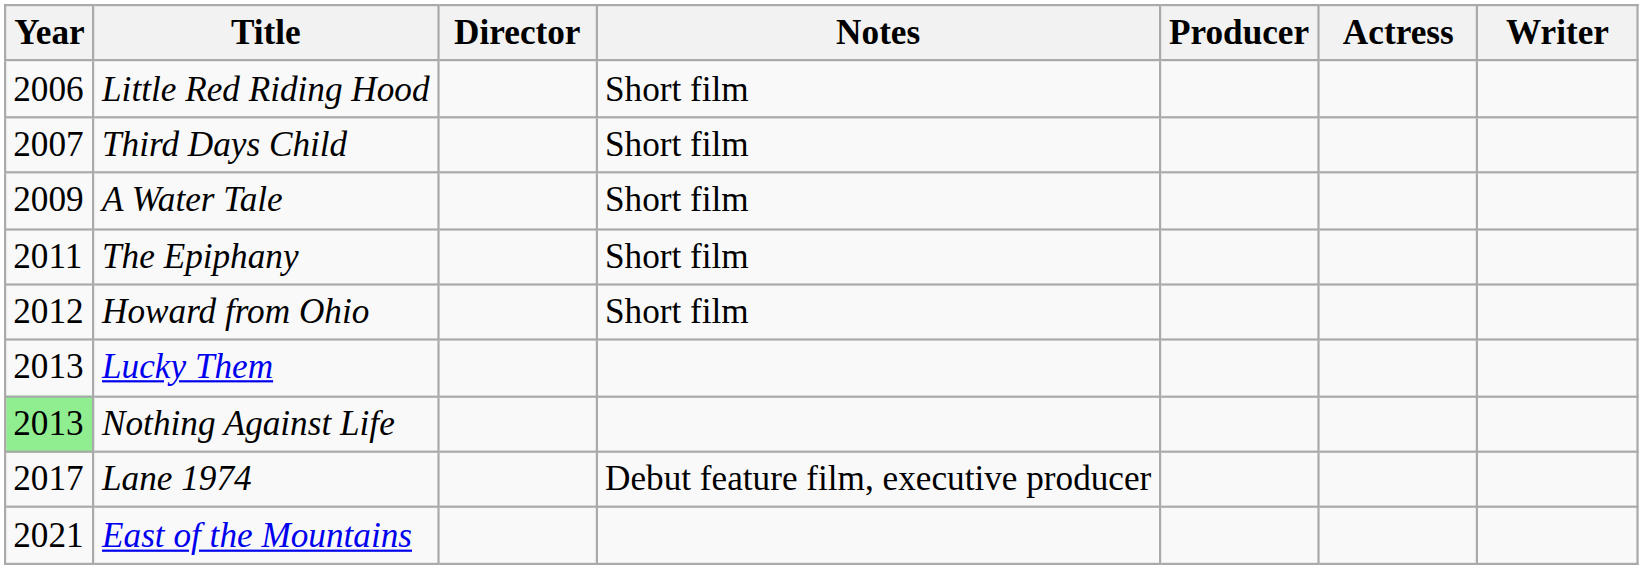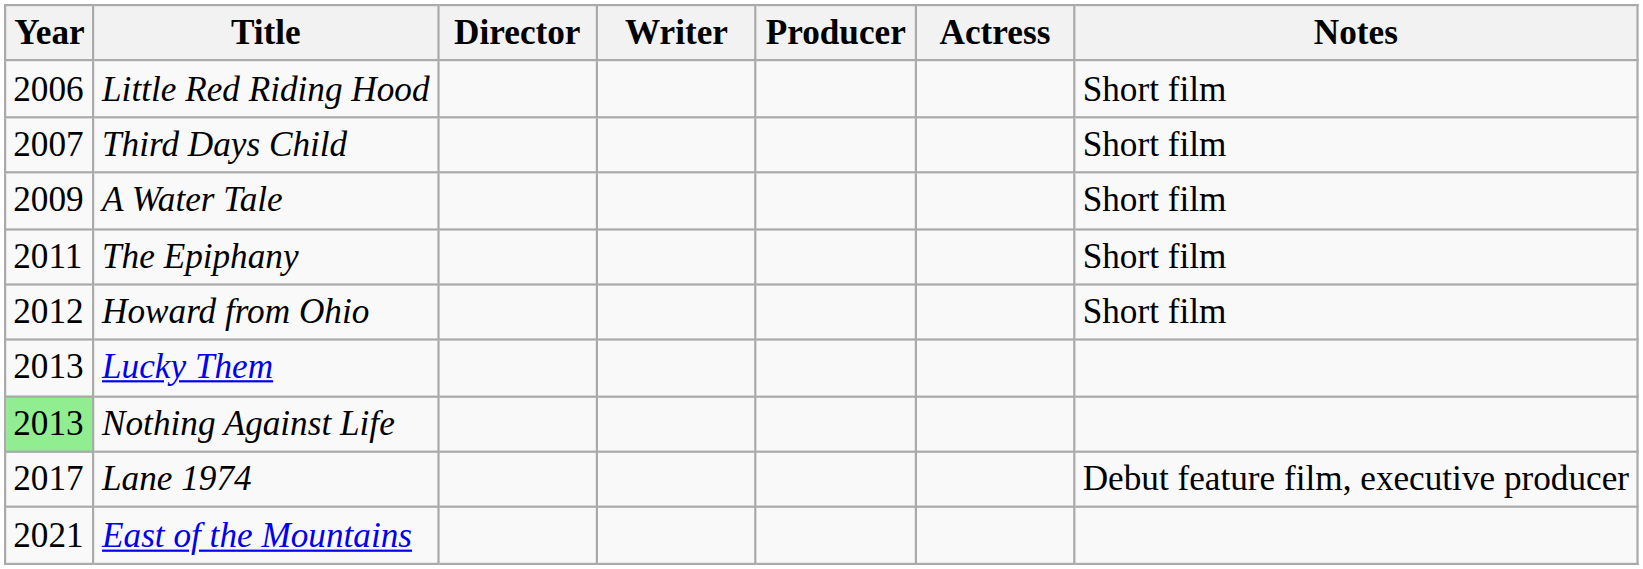columns swapped: (1557, 32) <-> (878, 32)
